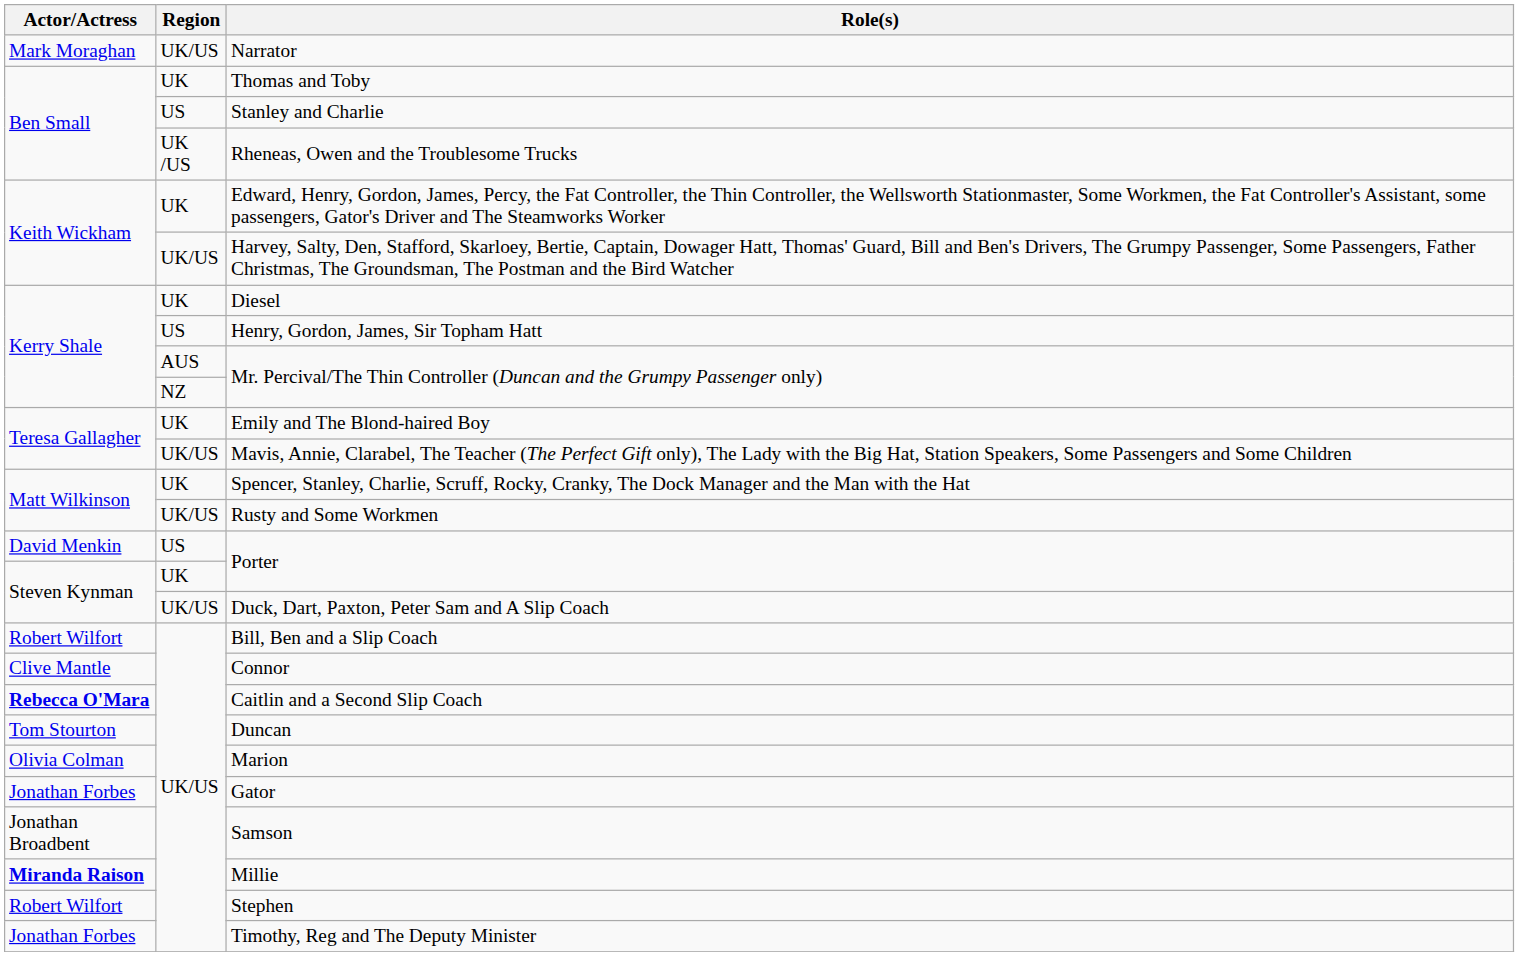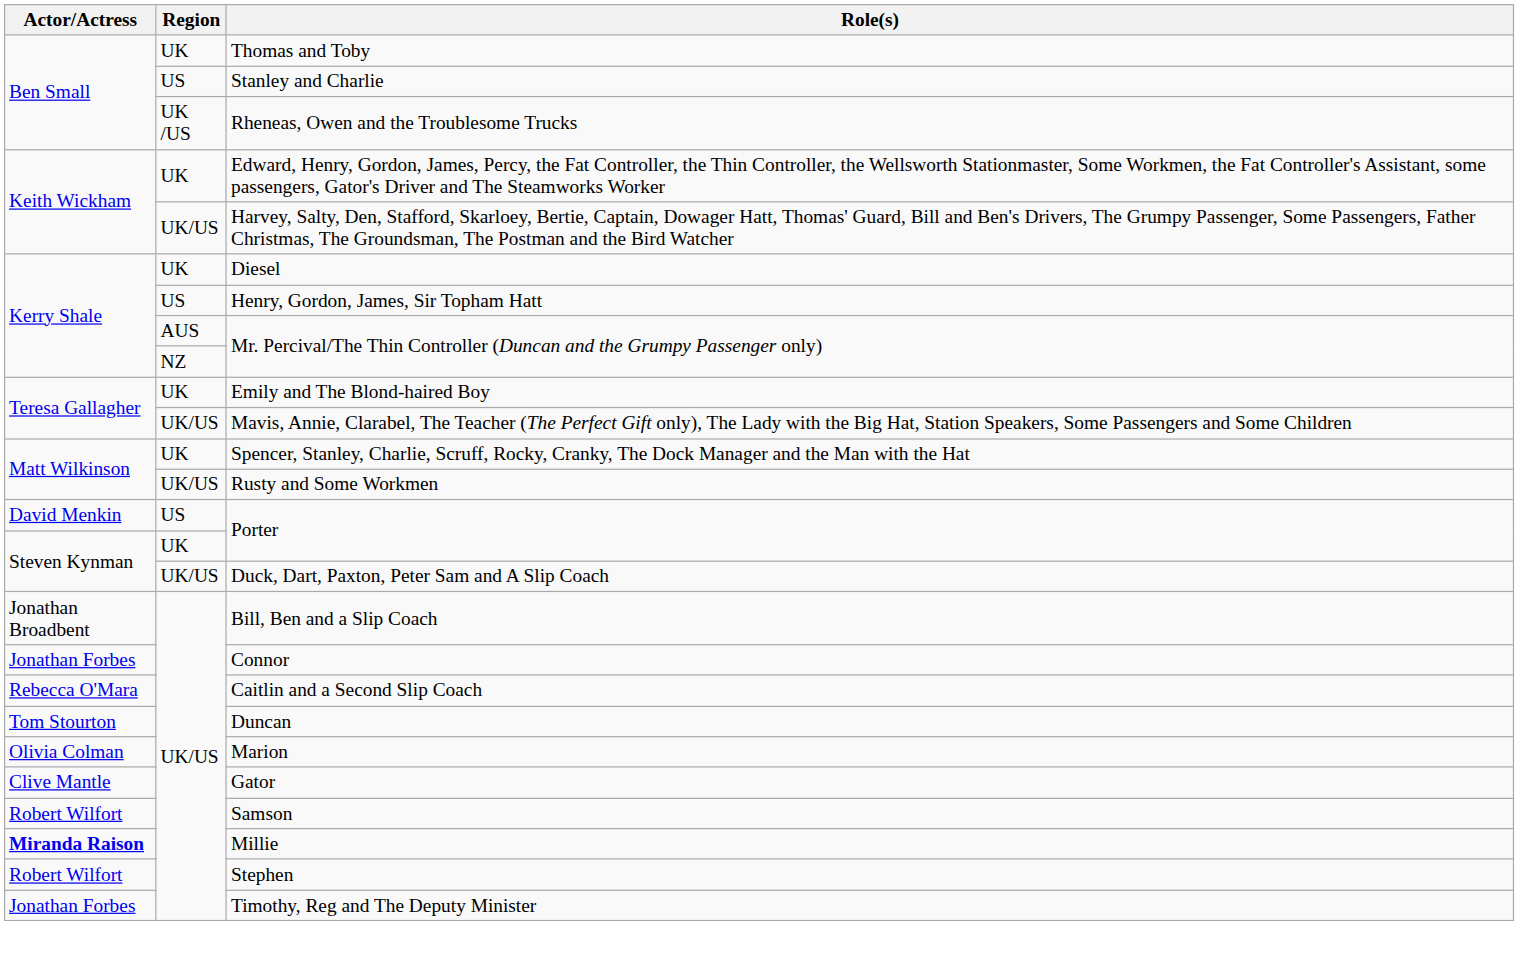- row: (190, 50)
(66, 637) Robert Wilfort -> (49, 618) Jonathan Broadbent
(60, 668) Clive Mantle -> (72, 659) Jonathan Forbes
(79, 699) bold -> (73, 690) normal
(72, 791) Jonathan Forbes -> (60, 782) Clive Mantle
(49, 832) Jonathan Broadbent -> (66, 813) Robert Wilfort
